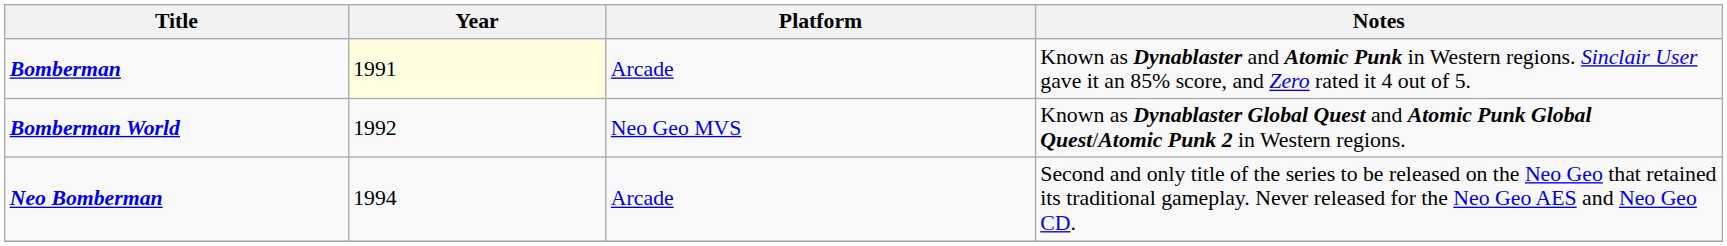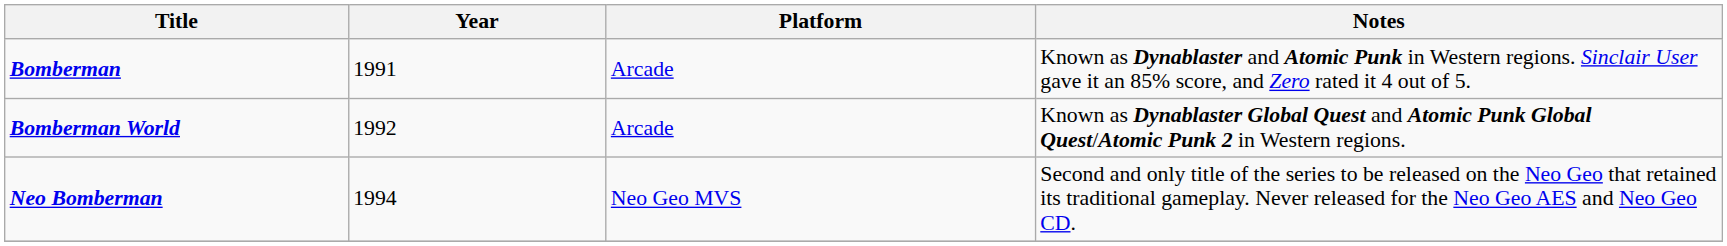(375, 68) lightyellow background -> (375, 68) no background
(676, 127) Neo Geo MVS -> (642, 127) Arcade
(642, 198) Arcade -> (676, 198) Neo Geo MVS
